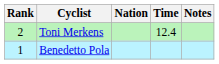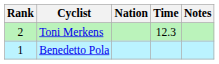(166, 31) 12.4 -> (166, 31) 12.3
